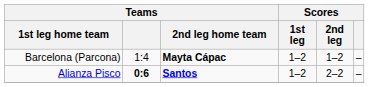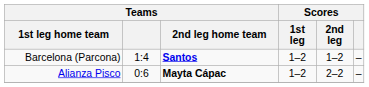(194, 57) Mayta Cápac -> (180, 57) Santos
(142, 73) bold -> (142, 73) normal
(180, 73) Santos -> (194, 73) Mayta Cápac
